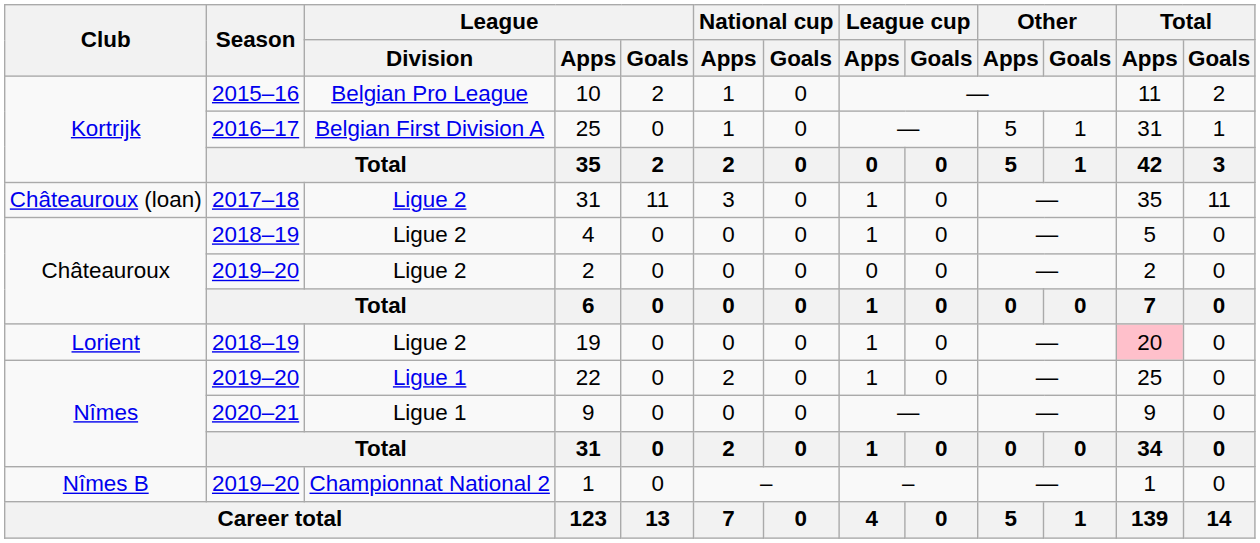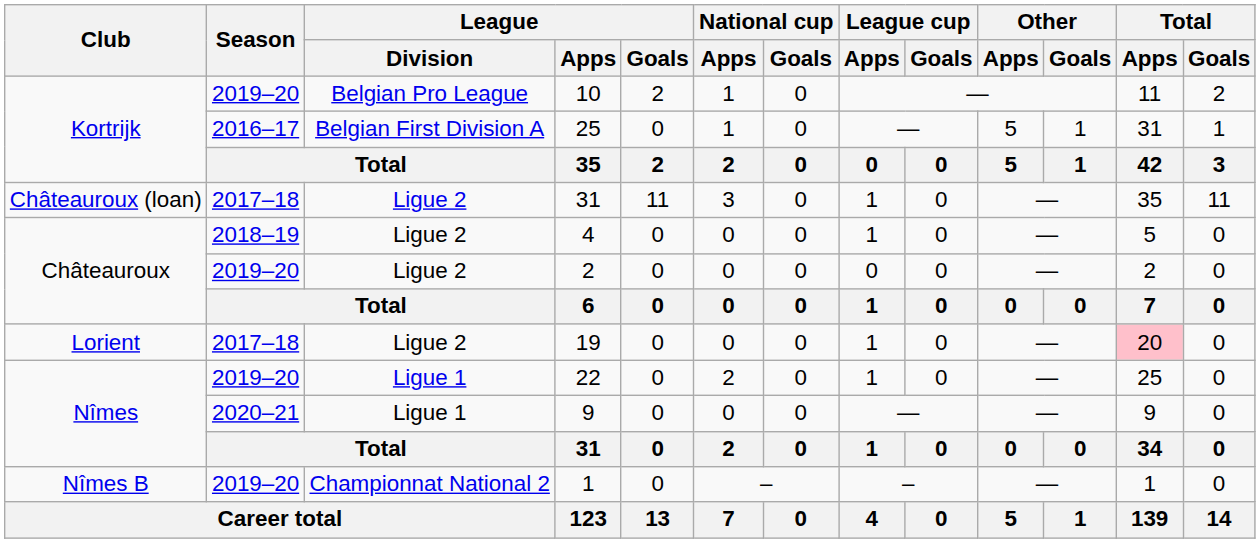(256, 93) 2015–16 -> (256, 93) 2019–20
(256, 341) 2018–19 -> (256, 341) 2017–18
